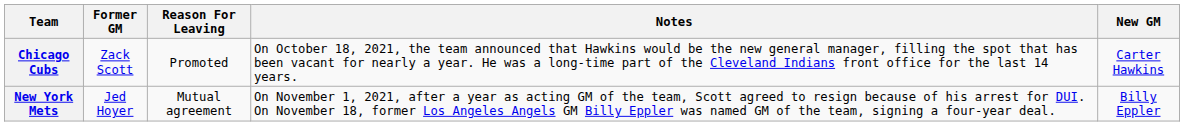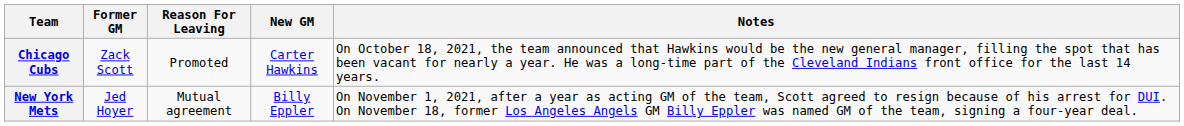columns swapped: (1138, 21) <-> (674, 21)
